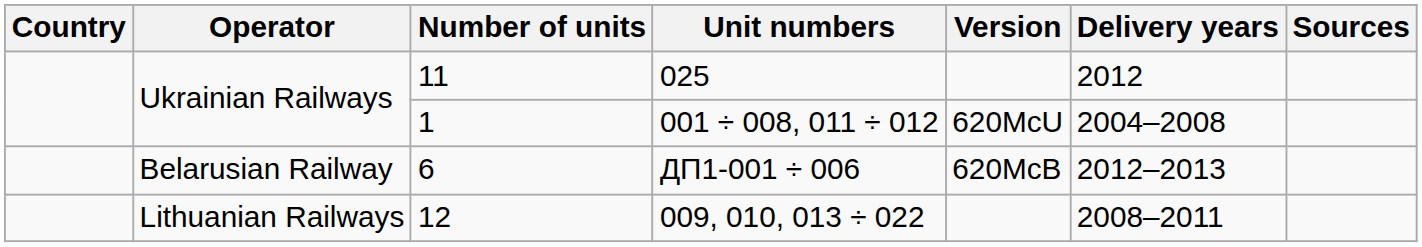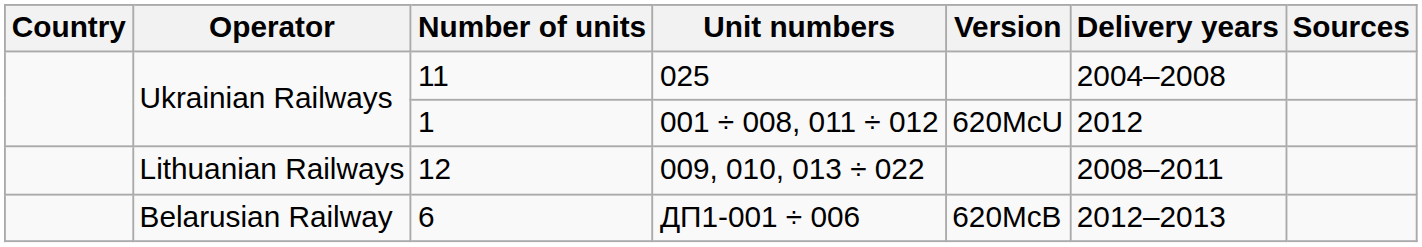(1110, 75) 2012 -> (1151, 75) 2004–2008
(1151, 122) 2004–2008 -> (1110, 122) 2012
rows swapped: (435, 216) <-> (426, 169)
